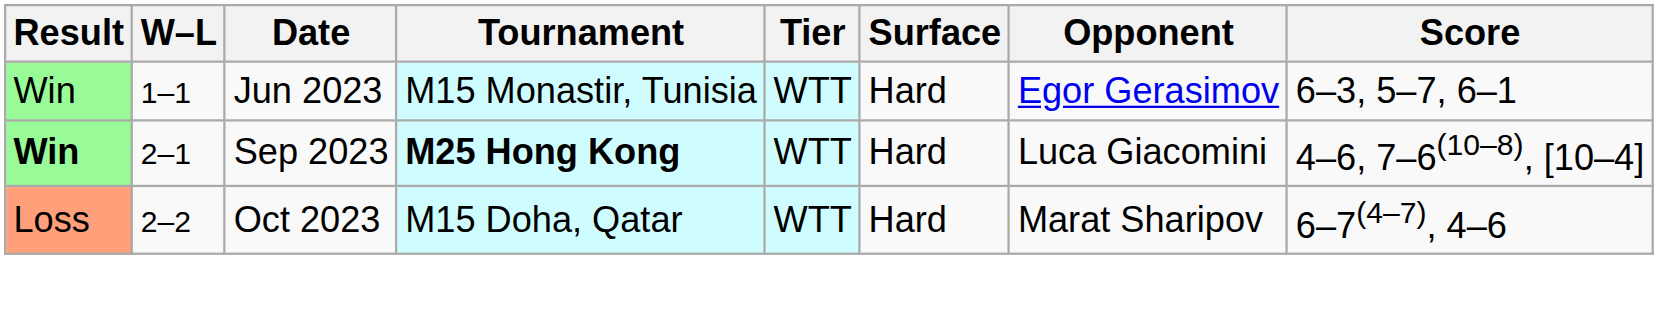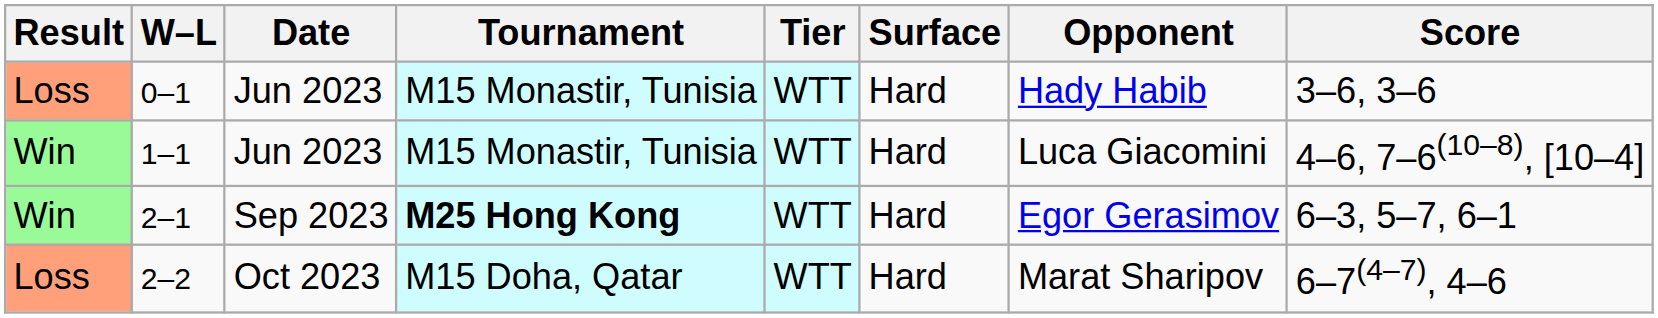+ row: (166, 92)
(1149, 90) Egor Gerasimov -> (1143, 152) Luca Giacomini
(1406, 90) 6–3, 5–7, 6–1 -> (1470, 152) 4–6, 7–6(10–8), [10–4]
(46, 152) bold -> (45, 214) normal
(1143, 152) Luca Giacomini -> (1149, 214) Egor Gerasimov
(1470, 152) 4–6, 7–6(10–8), [10–4] -> (1406, 214) 6–3, 5–7, 6–1
